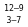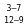rows swapped: (14, 20) <-> (14, 8)
